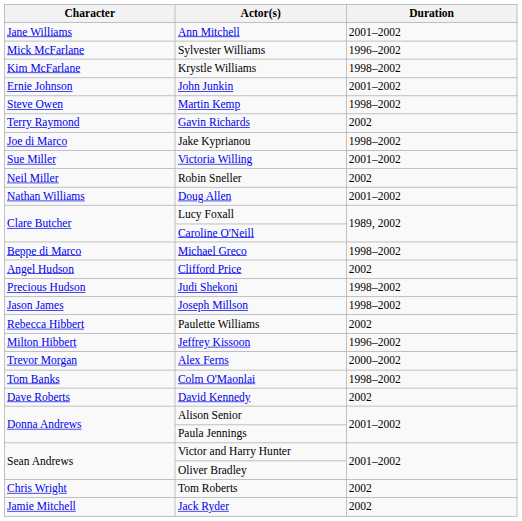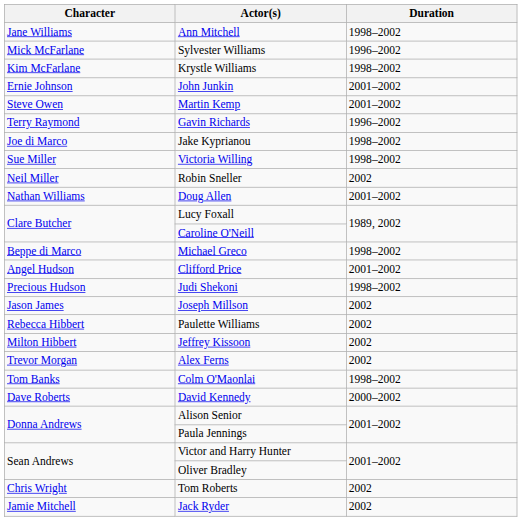(375, 31) 2001–2002 -> (375, 31) 1998–2002
(375, 104) 1998–2002 -> (375, 104) 2001–2002
(360, 123) 2002 -> (375, 123) 1996–2002
(375, 159) 2001–2002 -> (375, 159) 1998–2002
(360, 269) 2002 -> (375, 269) 2001–2002
(375, 305) 1998–2002 -> (360, 305) 2002
(375, 342) 1996–2002 -> (360, 342) 2002
(375, 360) 2000–2002 -> (360, 360) 2002
(360, 397) 2002 -> (375, 397) 2000–2002
